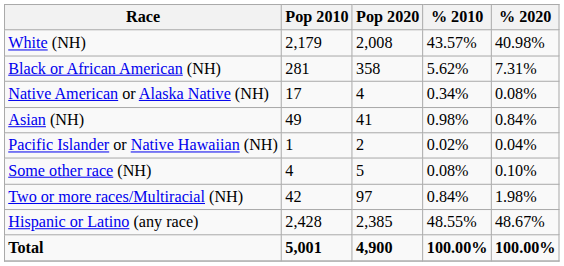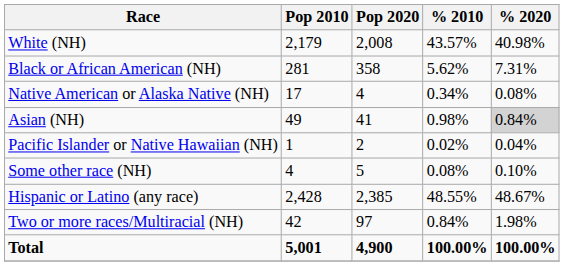(516, 119) no background -> (516, 119) lightgrey background
rows swapped: (126, 196) <-> (103, 222)
